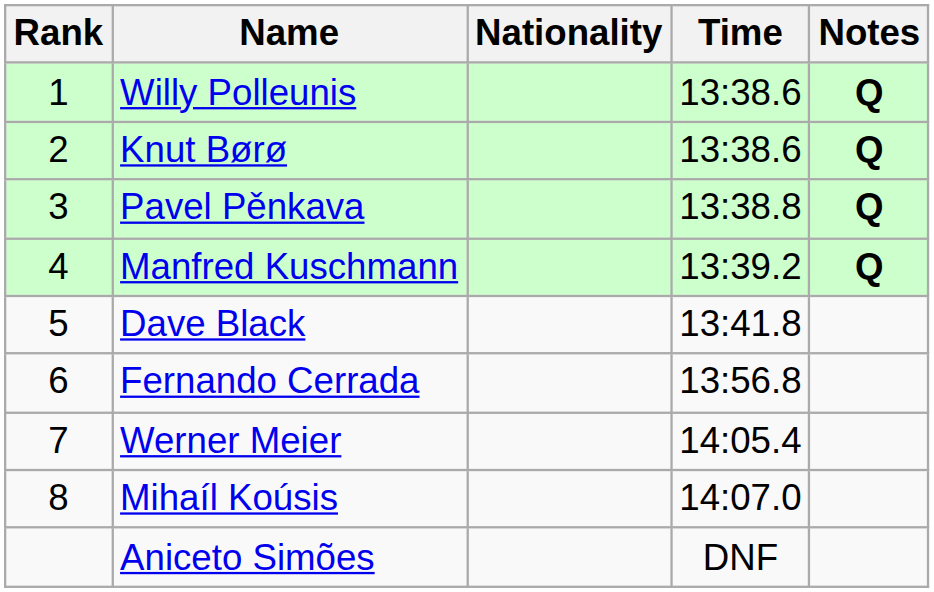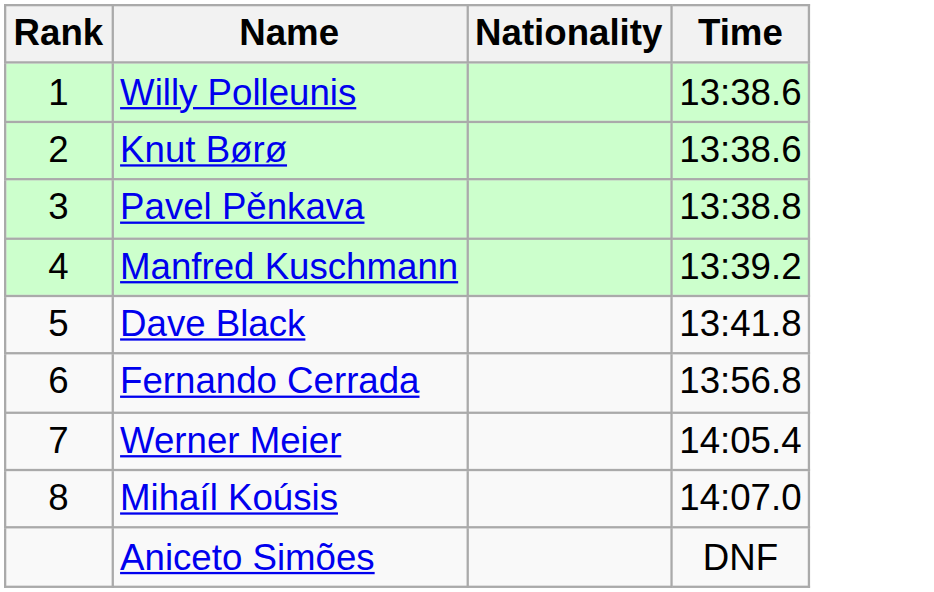- column: (869, 33)
